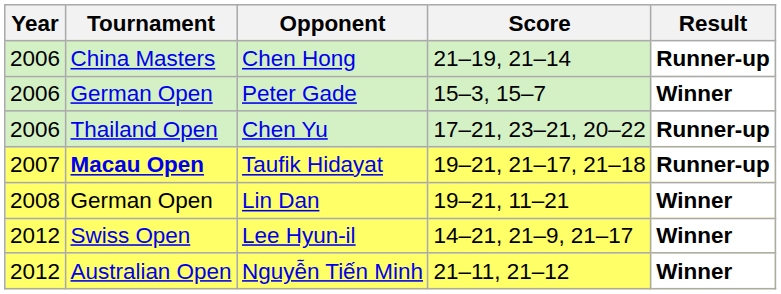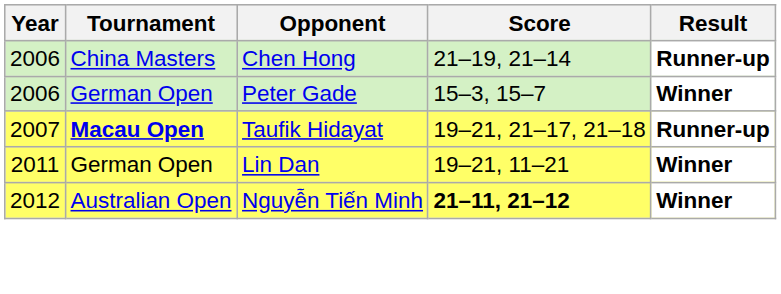- row: (285, 129)
(35, 200) 2008 -> (35, 165) 2011
- row: (299, 236)
(501, 271) normal -> (502, 200) bold
